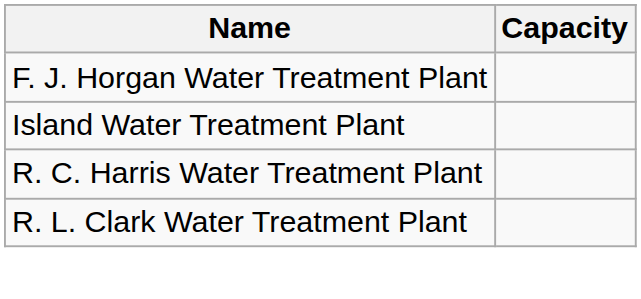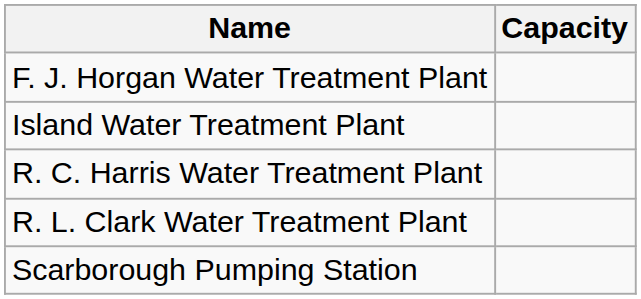+ row: (215, 269)
